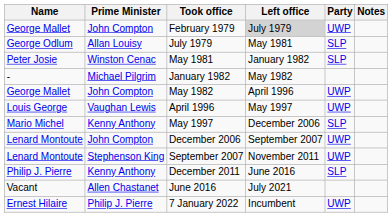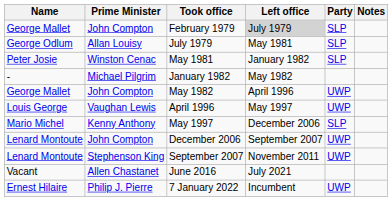(339, 28) UWP -> (337, 28) SLP
- row: (204, 172)
